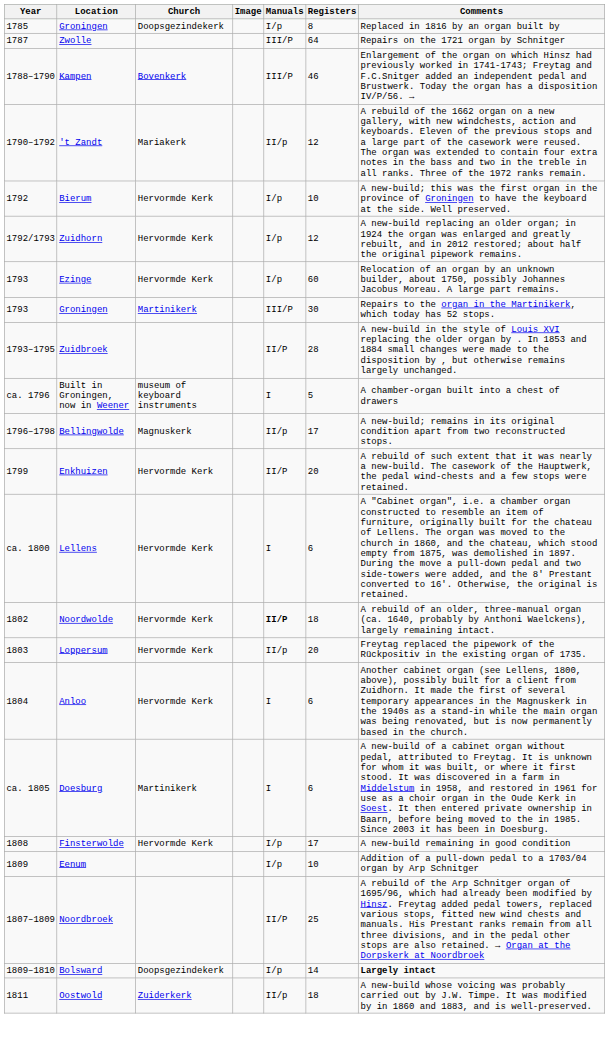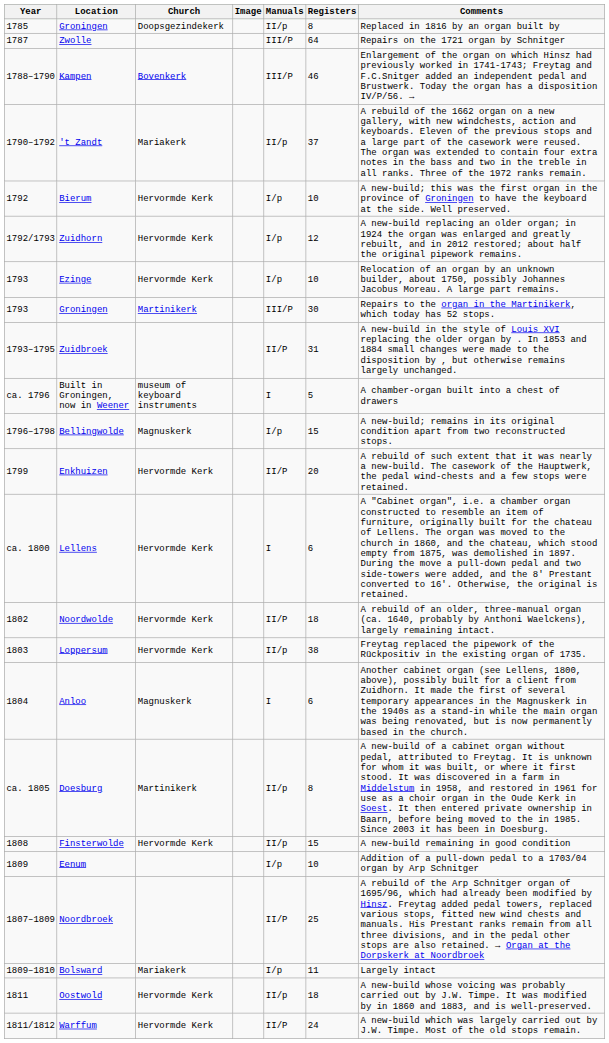(274, 26) I/p -> (277, 26) II/p
(313, 143) 12 -> (313, 143) 37
(313, 280) 60 -> (313, 280) 10
(313, 350) 28 -> (313, 350) 31
(277, 431) II/p -> (274, 431) I/p
(313, 431) 17 -> (313, 431) 15
(277, 620) bold -> (277, 620) normal
(313, 650) 20 -> (313, 650) 38
(175, 701) Hervormde Kerk -> (165, 701) Magnuskerk
(269, 788) I -> (277, 788) II/p
(311, 788) 6 -> (311, 788) 8
(274, 844) I/p -> (277, 844) II/p
(313, 844) 17 -> (313, 844) 15
(181, 971) Doopsgezindekerk -> (162, 971) Mariakerk
(313, 971) 14 -> (313, 971) 11
(398, 971) bold -> (398, 971) normal
(165, 996) Zuiderkerk -> (175, 996) Hervormde Kerk
+ row: (31, 1026)
